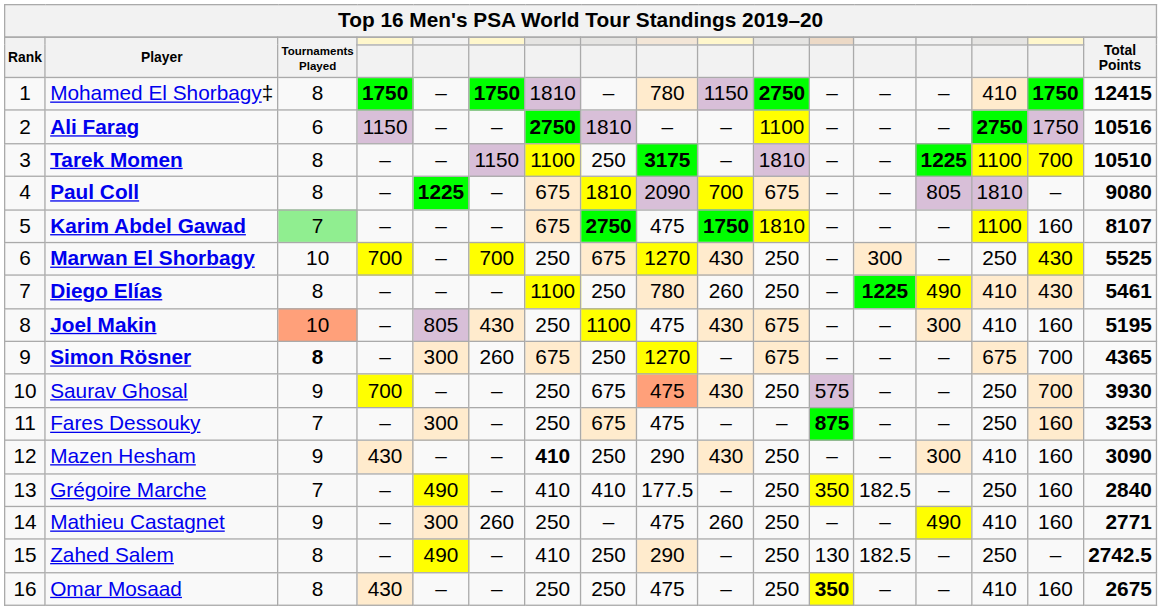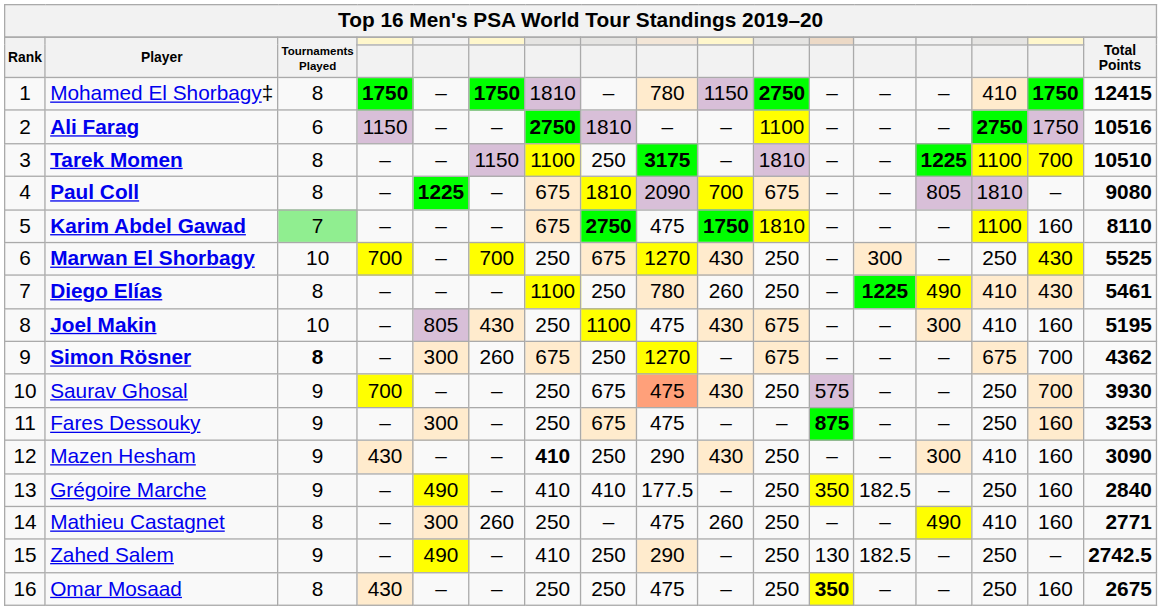(1129, 225) 8107 -> (1129, 225) 8110
(318, 324) lightsalmon background -> (318, 324) no background
(1129, 357) 4365 -> (1129, 357) 4362
(318, 423) 7 -> (318, 423) 9
(318, 489) 7 -> (318, 489) 9
(318, 522) 9 -> (318, 522) 8
(318, 555) 8 -> (318, 555) 9
(1000, 588) 410 -> (1000, 588) 250
